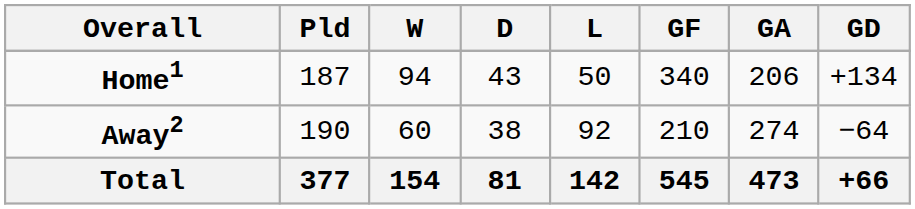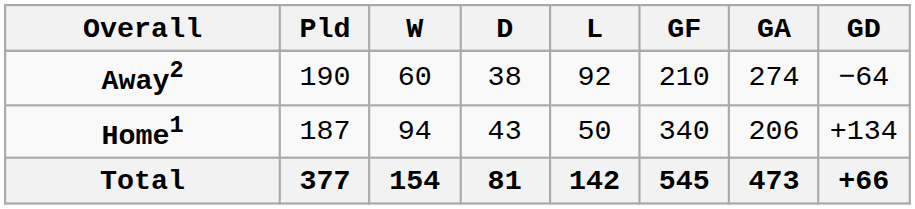rows swapped: (143, 78) <-> (143, 131)
